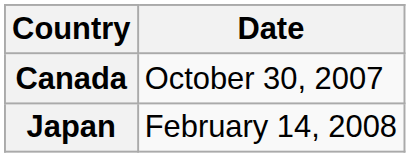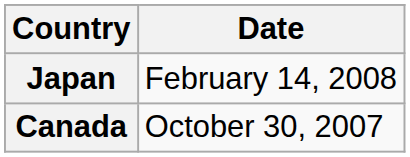rows swapped: (71, 77) <-> (71, 126)
